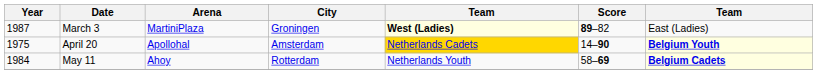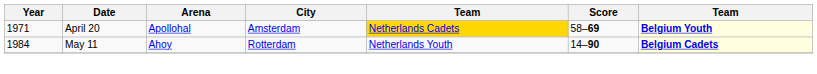- row: (81, 28)
(18, 45) 1975 -> (18, 28) 1971
(595, 45) 14–90 -> (585, 28) 58–69
(595, 61) 58–69 -> (585, 45) 14–90
